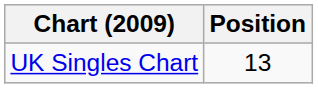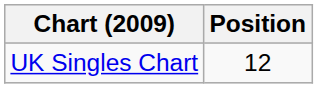(258, 62) 13 -> (258, 62) 12
